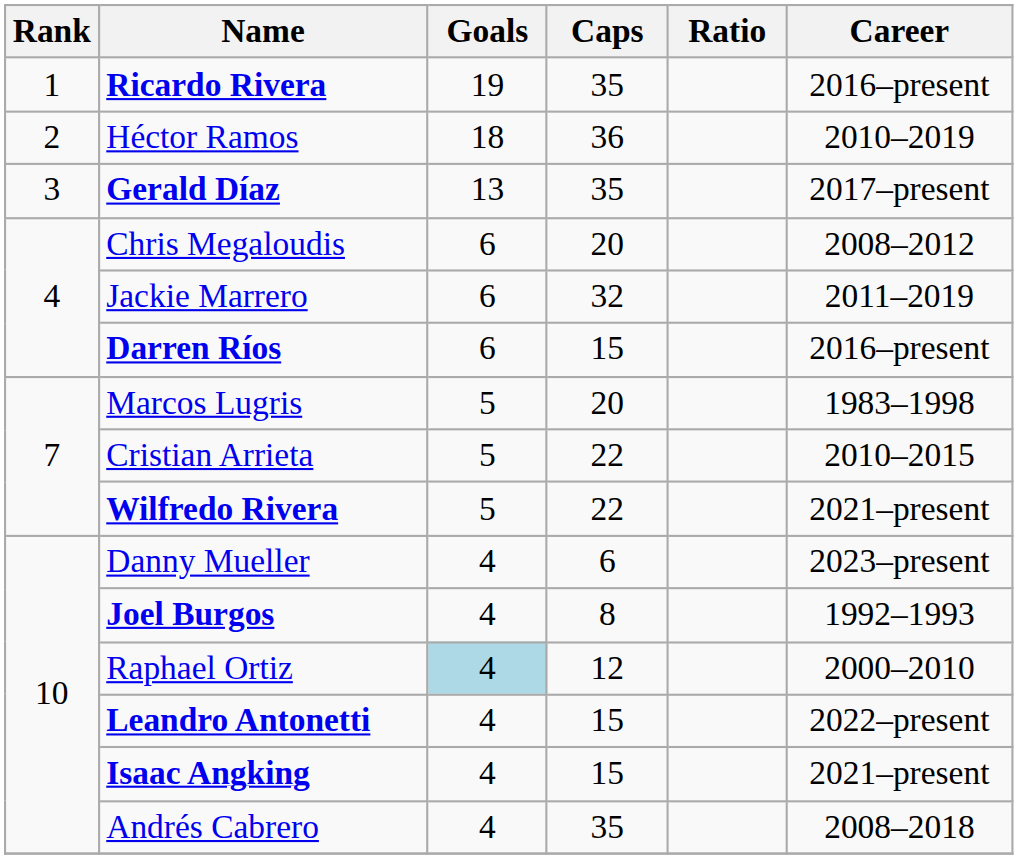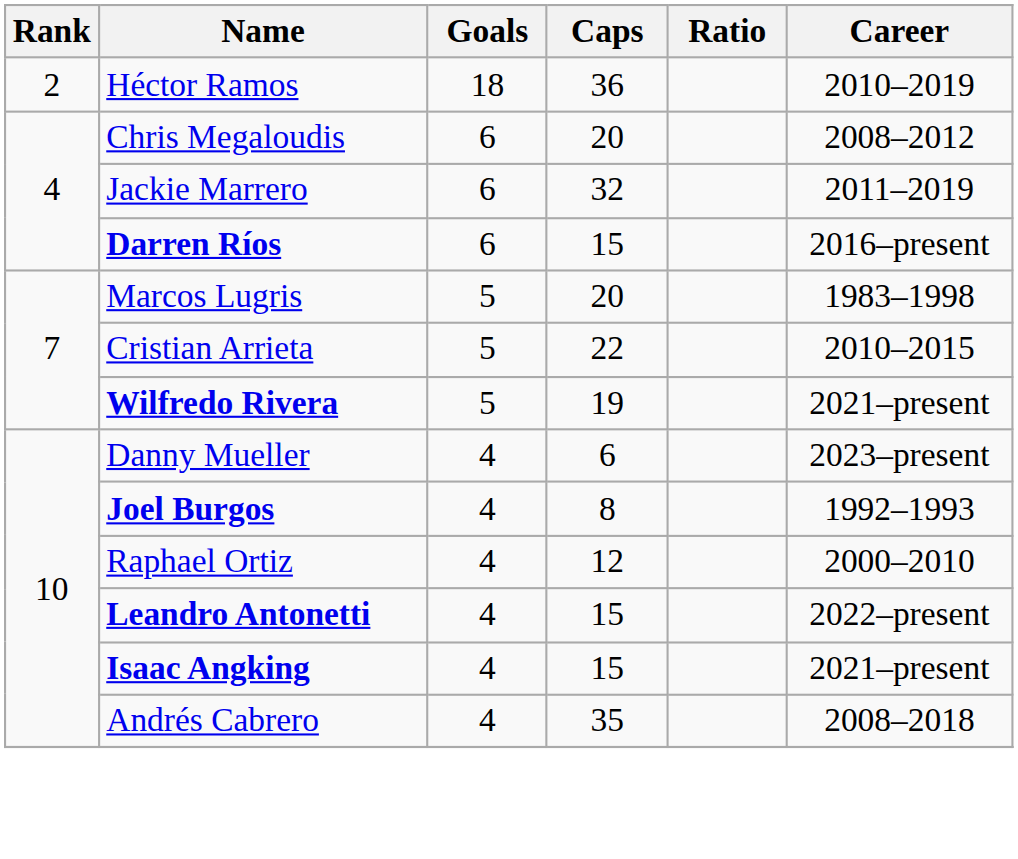- row: (216, 84)
- row: (193, 190)
(607, 508) 22 -> (607, 402) 19
(487, 667) lightblue background -> (487, 561) no background
